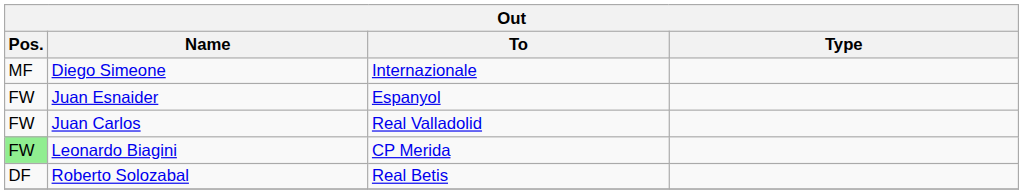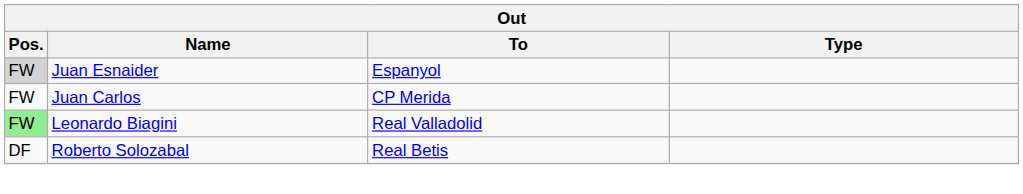- row: (109, 71)
(21, 97) no background -> (21, 71) lightgrey background
(427, 124) Real Valladolid -> (411, 97) CP Merida
(411, 150) CP Merida -> (427, 124) Real Valladolid
